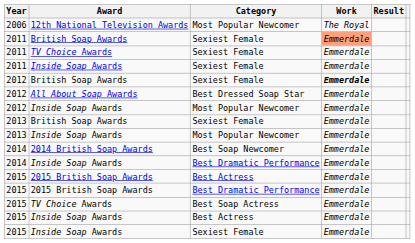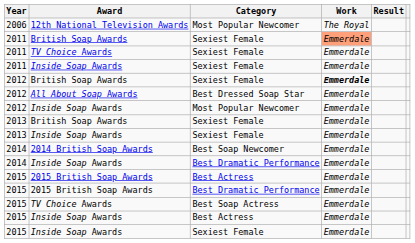(246, 135) Most Popular Newcomer -> (228, 135) Sexiest Female
